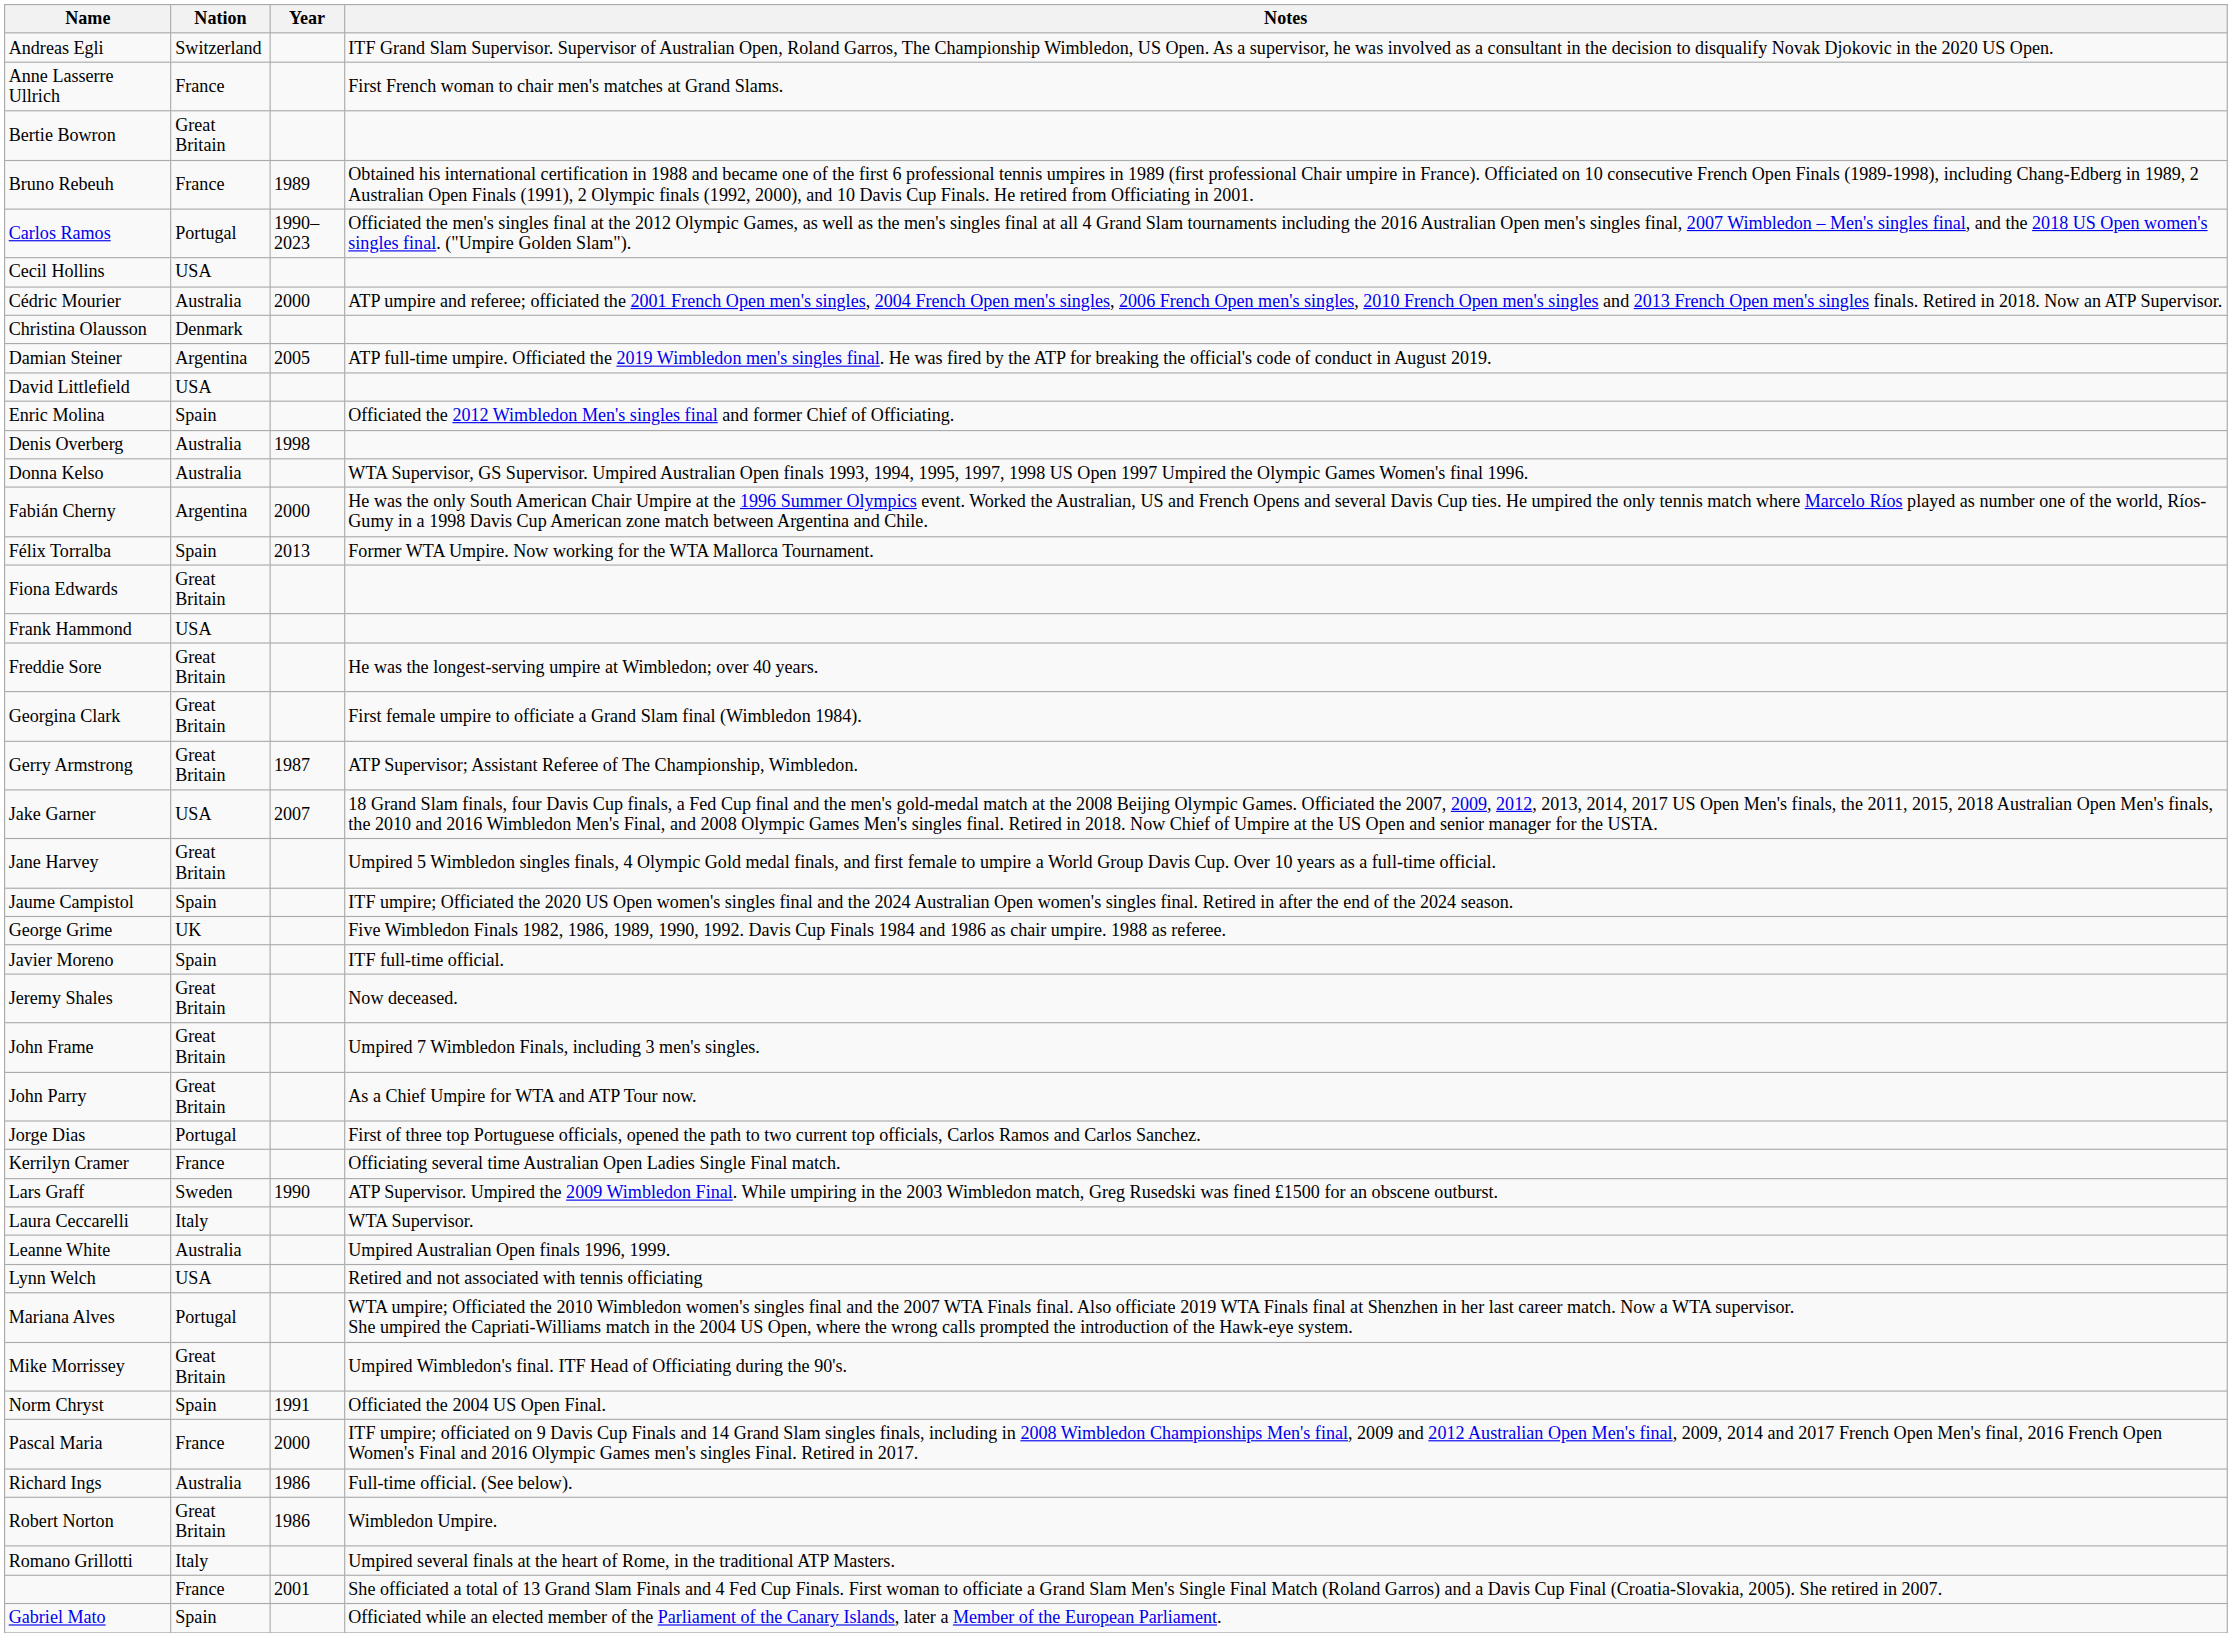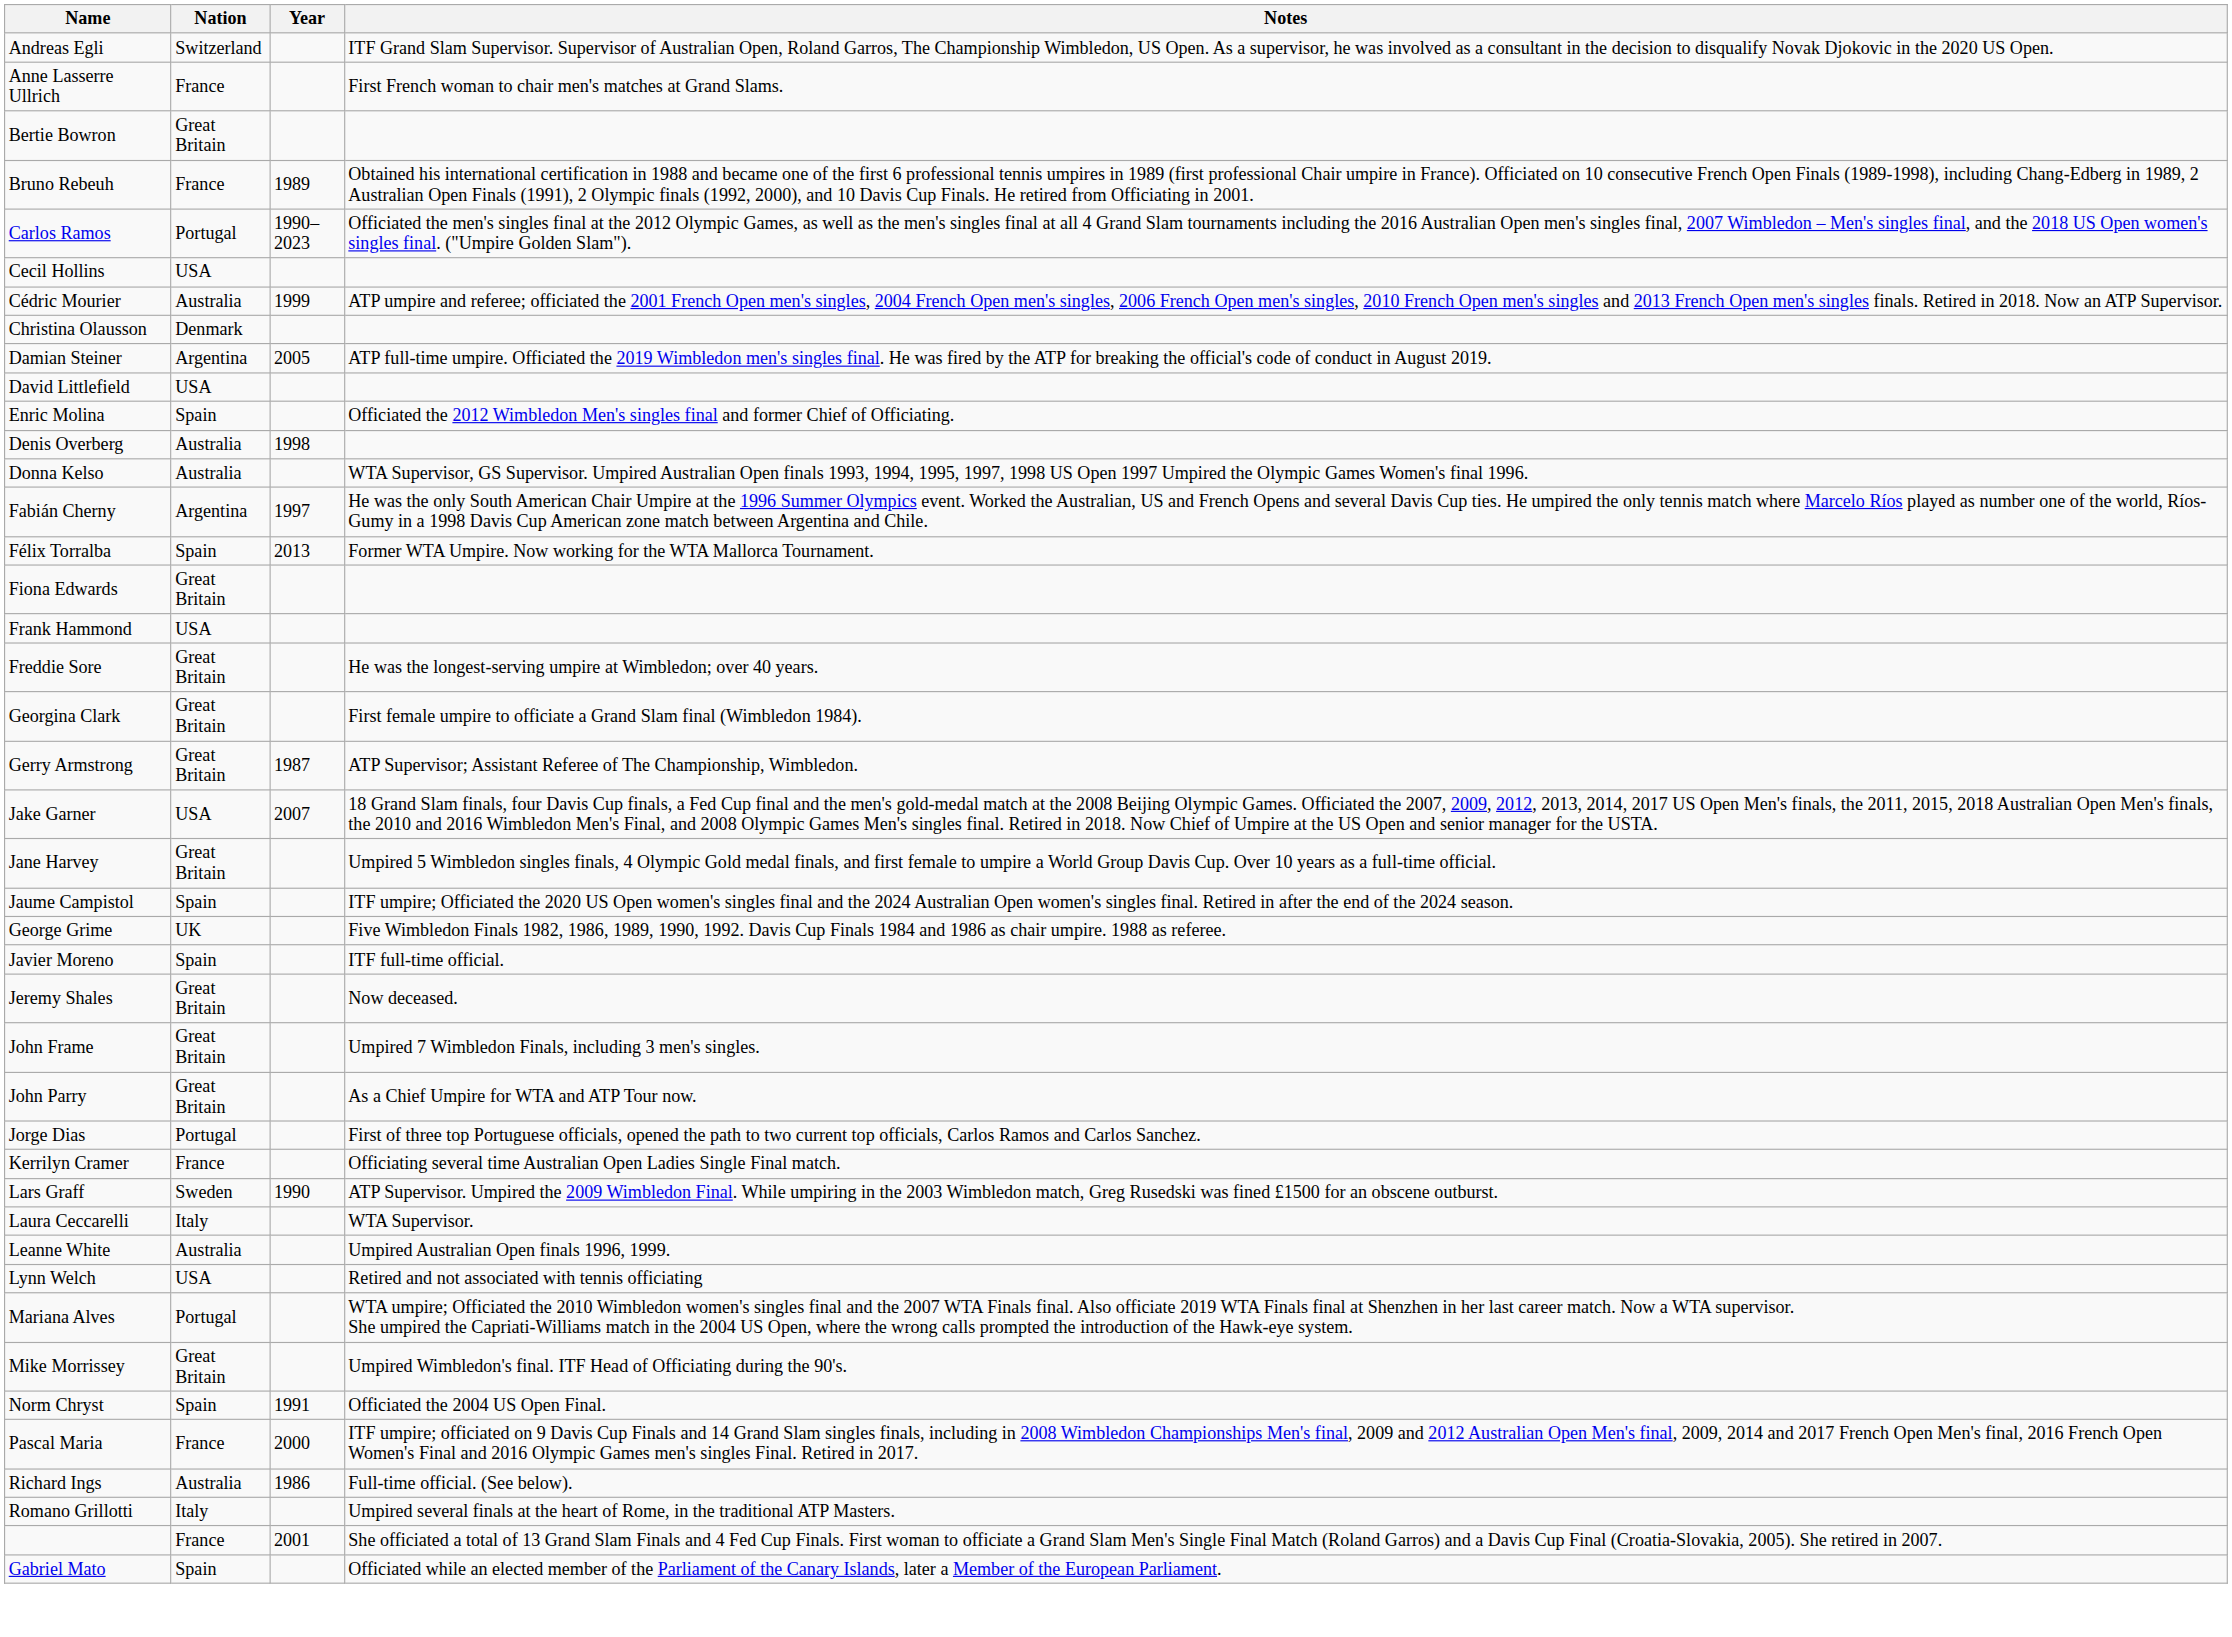(292, 300) 2000 -> (292, 300) 1999
(292, 511) 2000 -> (292, 511) 1997
- row: (61, 1521)
